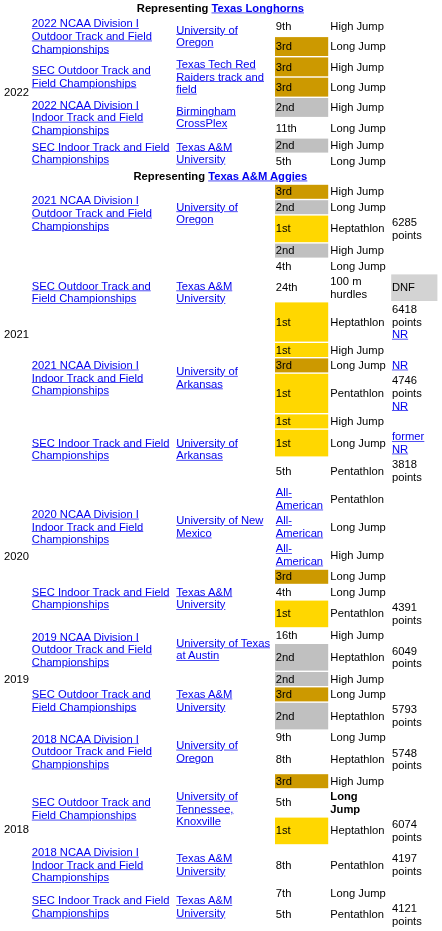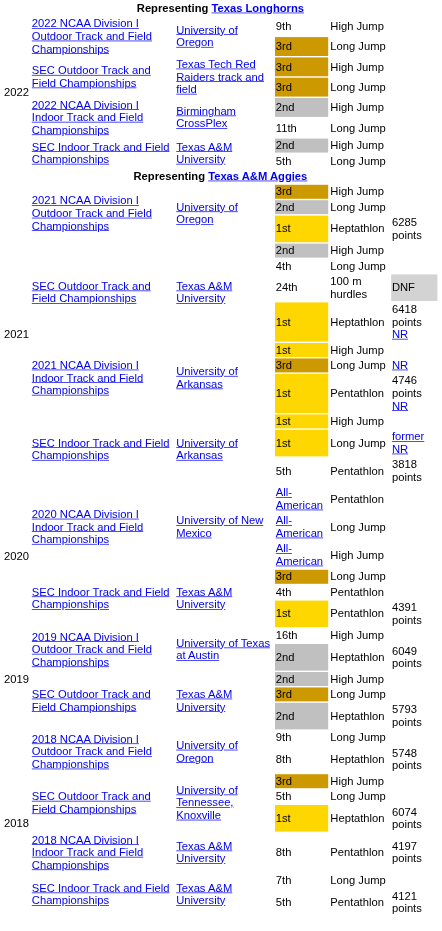(358, 592) Long Jump -> (357, 592) Pentathlon
(345, 803) bold -> (358, 796) normal
